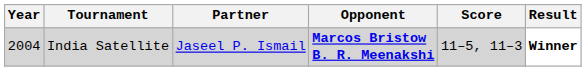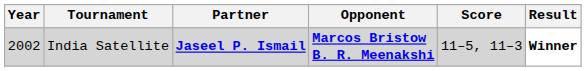(24, 47) 2004 -> (24, 47) 2002
(241, 47) normal -> (241, 47) bold
